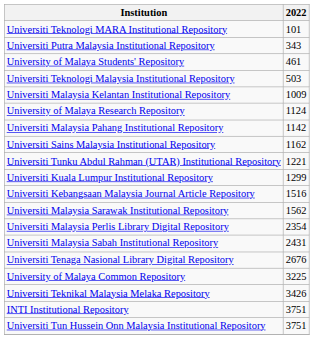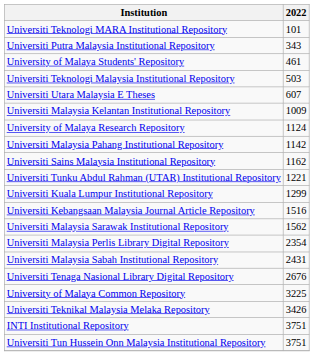+ row: (81, 95)
